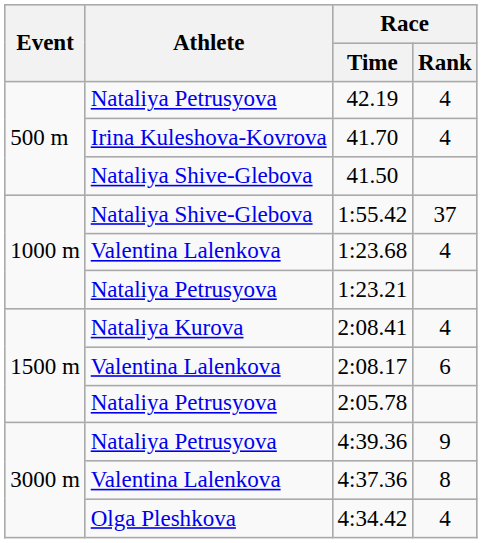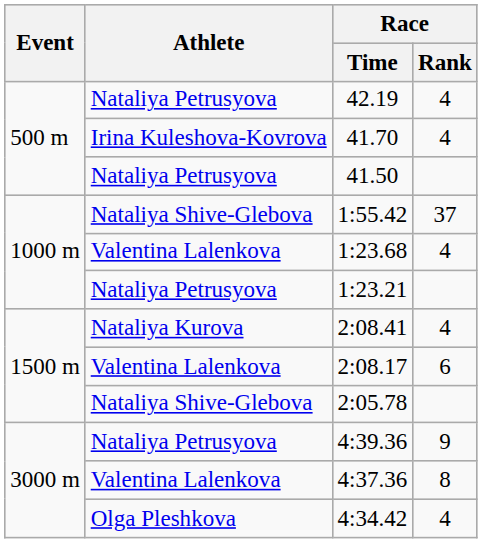(202, 175) Nataliya Shive-Glebova -> (184, 175) Nataliya Petrusyova
(184, 403) Nataliya Petrusyova -> (202, 403) Nataliya Shive-Glebova
